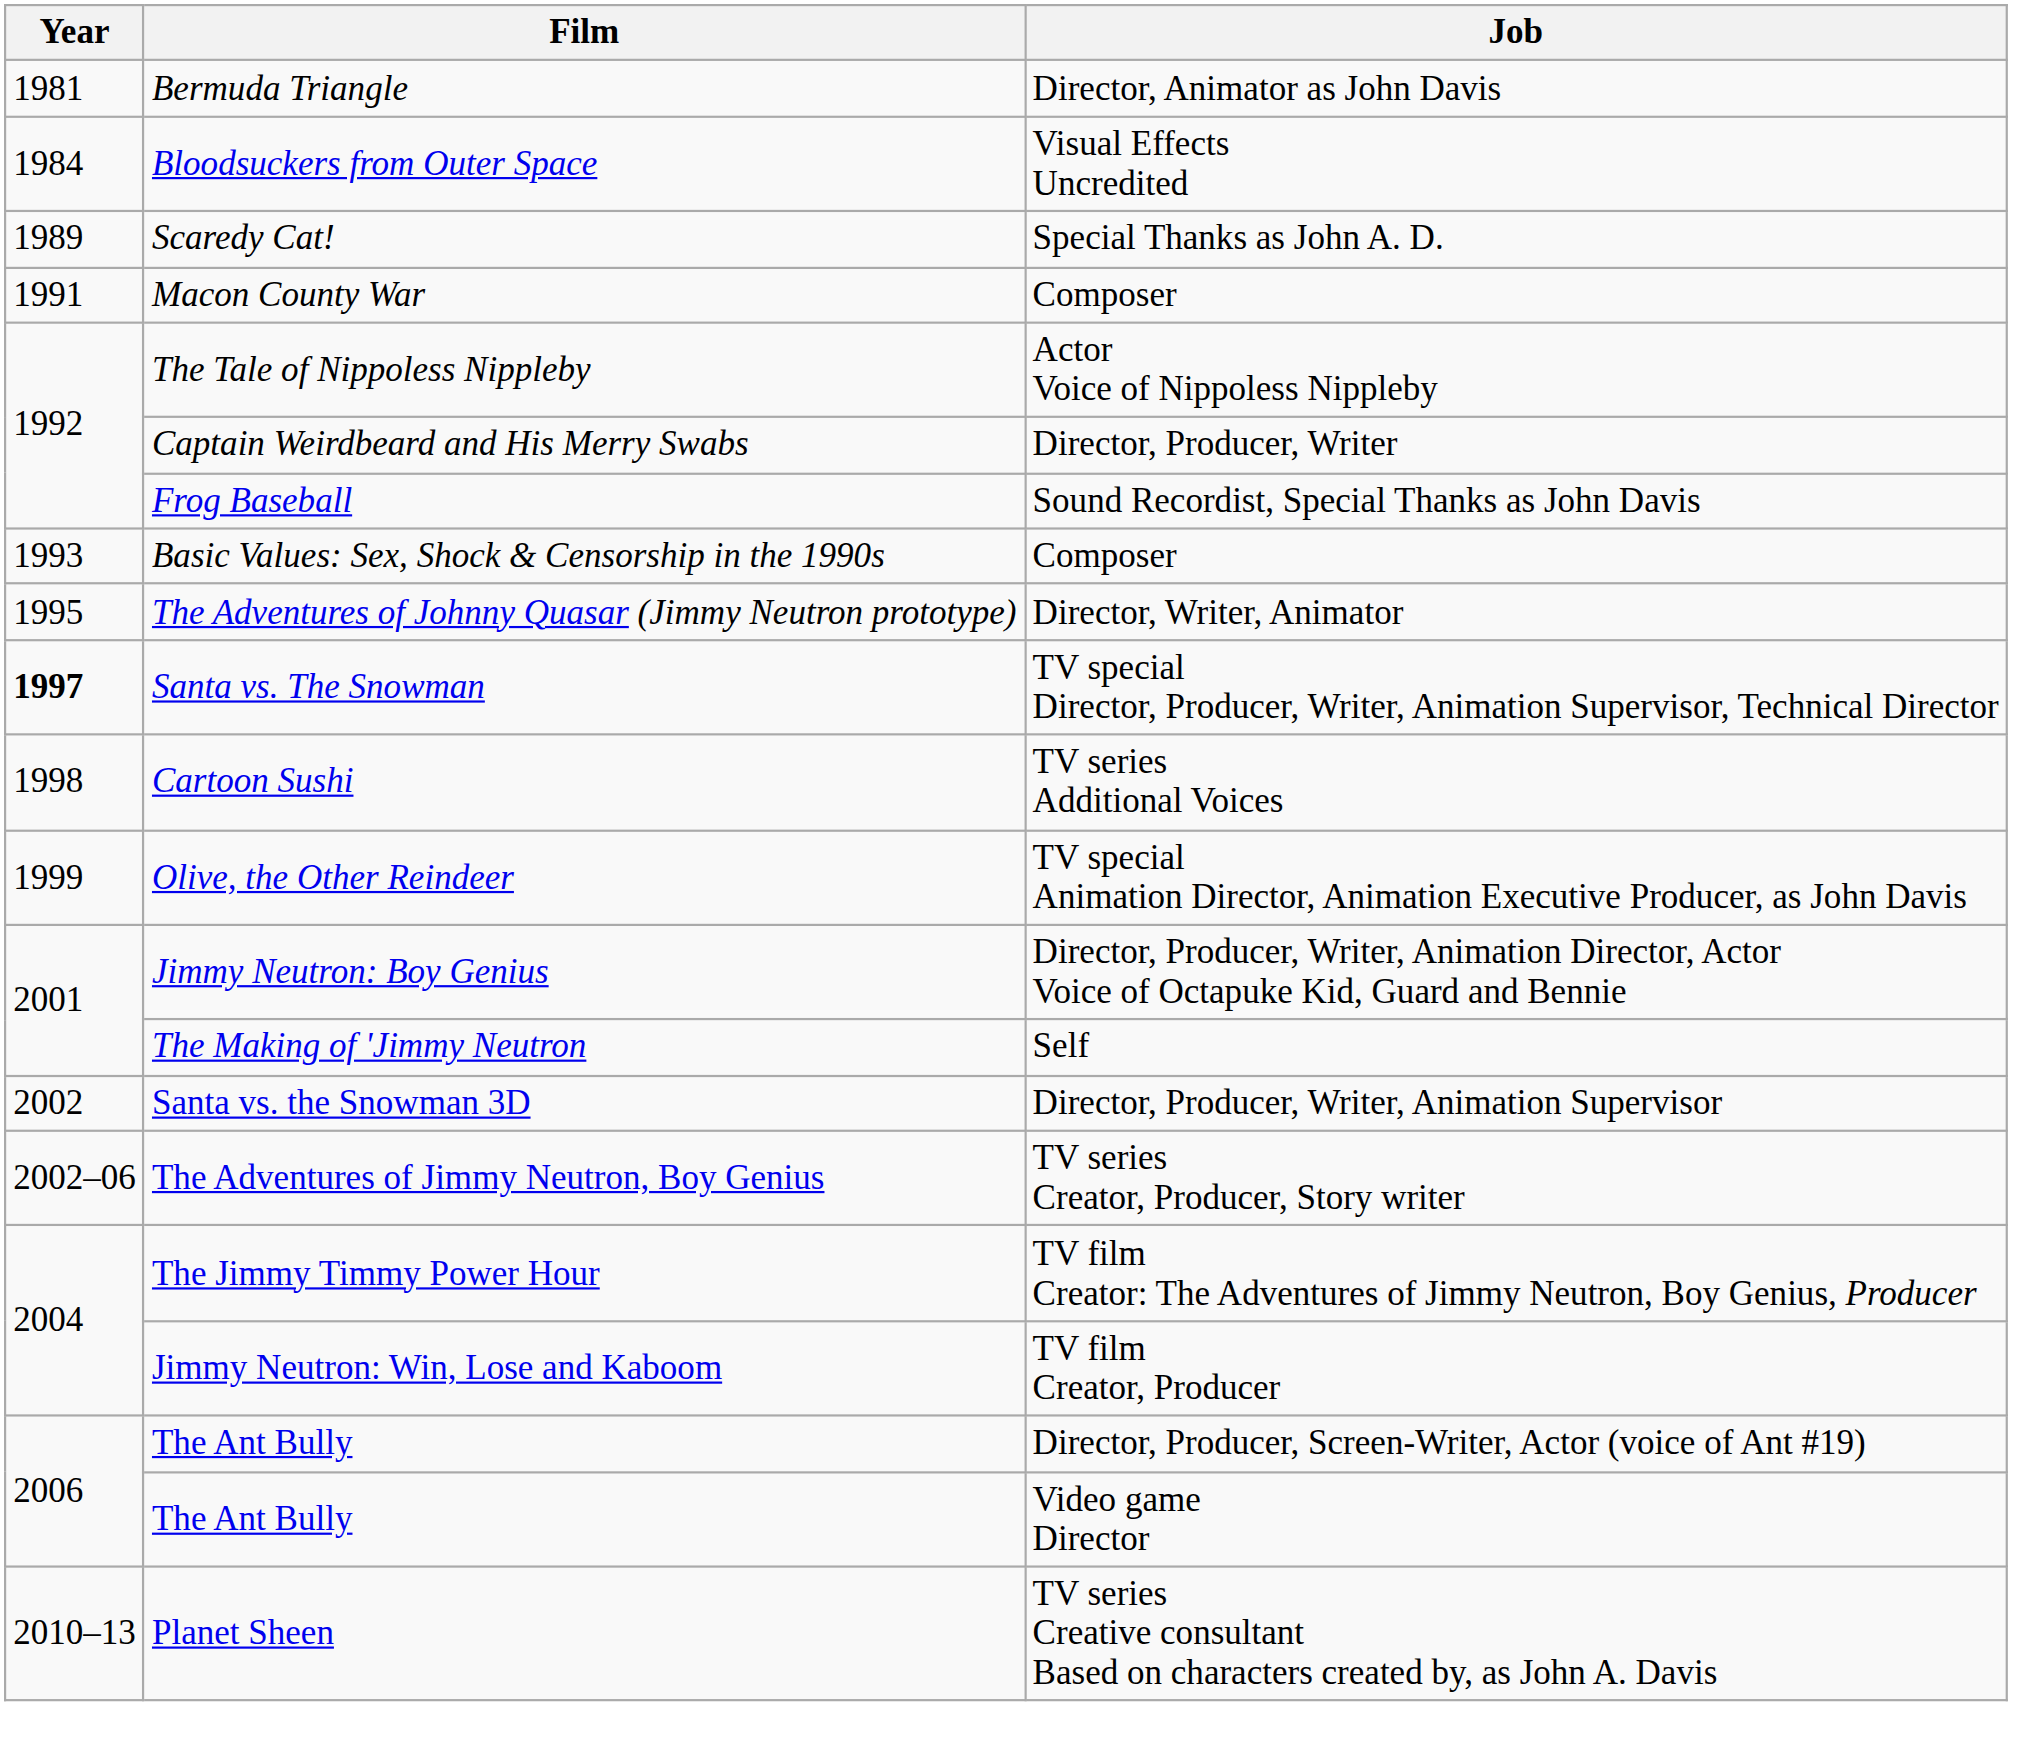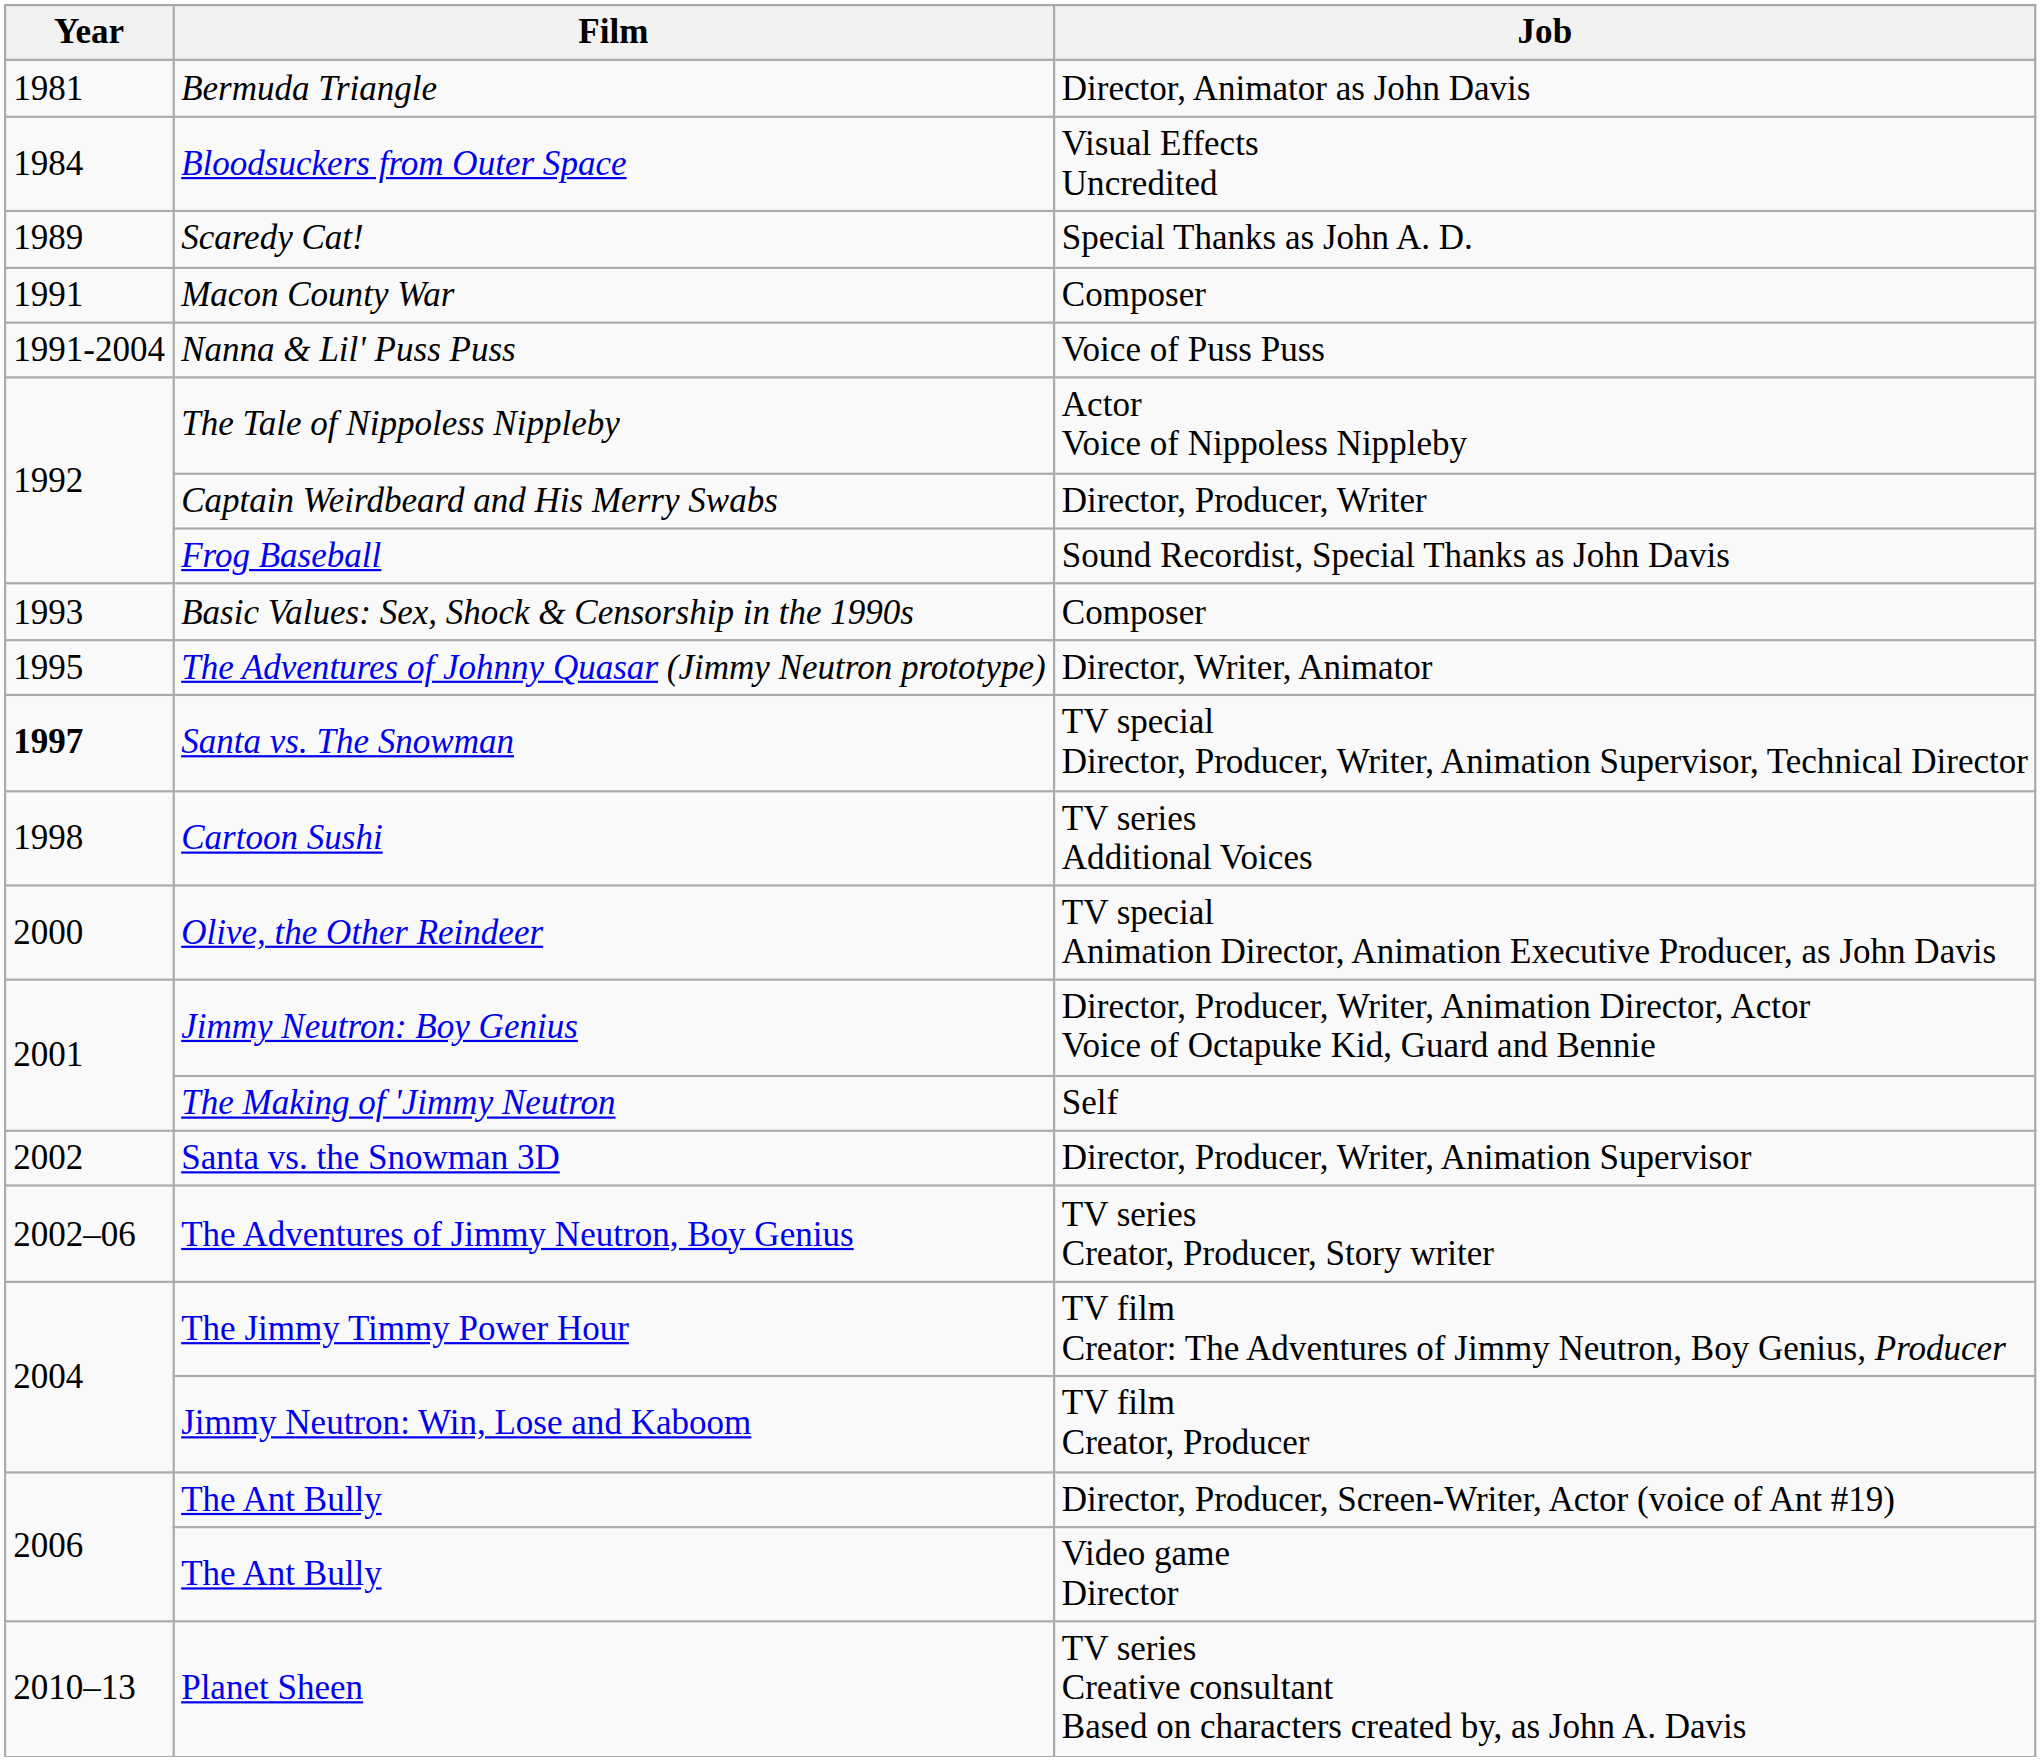+ row: (348, 349)
(48, 876) 1999 -> (48, 932) 2000
